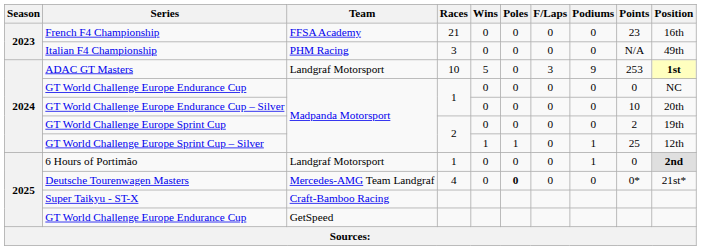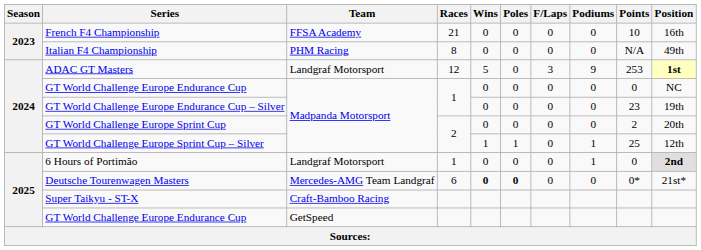(634, 32) 23 -> (634, 32) 10
(454, 51) 3 -> (454, 51) 8
(454, 69) 10 -> (454, 69) 12
(634, 106) 10 -> (634, 106) 23
(674, 106) 20th -> (674, 106) 19th
(674, 125) 19th -> (674, 125) 20th
(454, 180) 4 -> (454, 180) 6
(485, 180) normal -> (485, 180) bold
